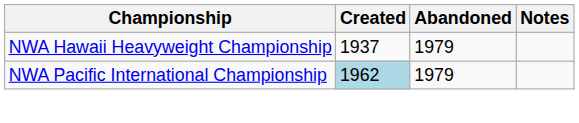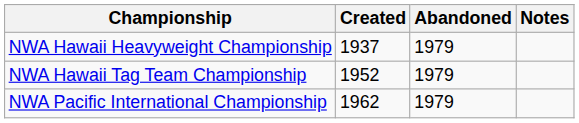+ row: (158, 74)
(360, 74) lightblue background -> (360, 103) no background
